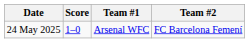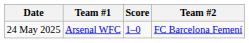columns swapped: (122, 13) <-> (77, 13)
